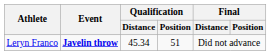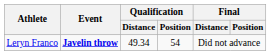(139, 43) 45.34 -> (139, 43) 49.34
(175, 43) 51 -> (175, 43) 54
